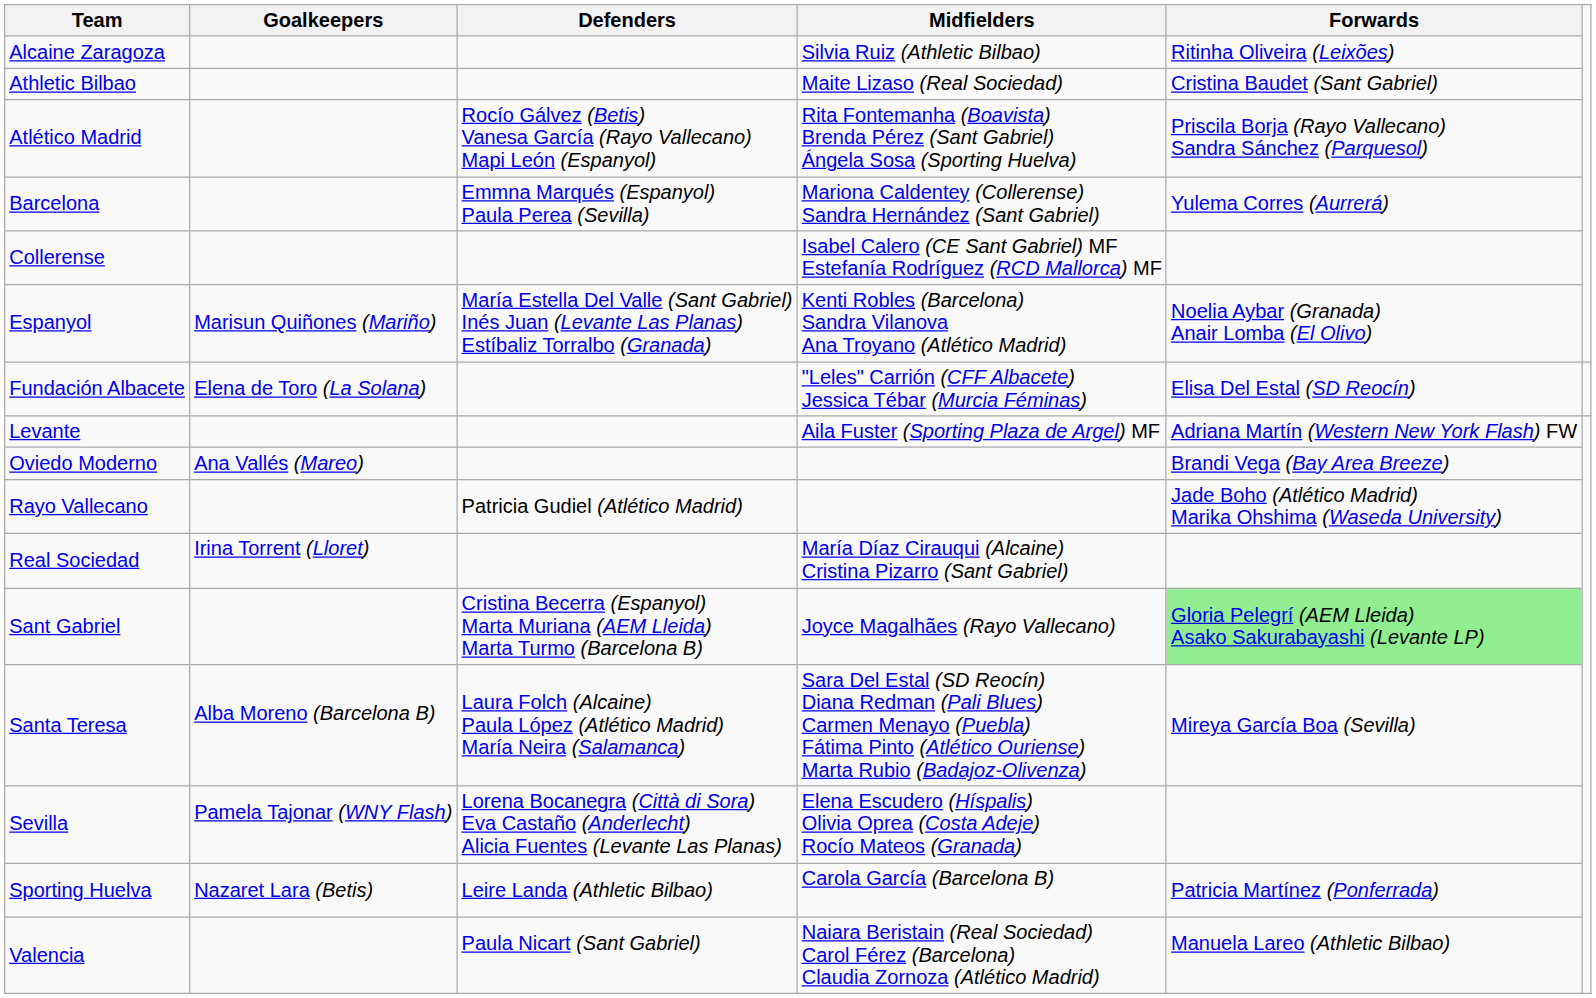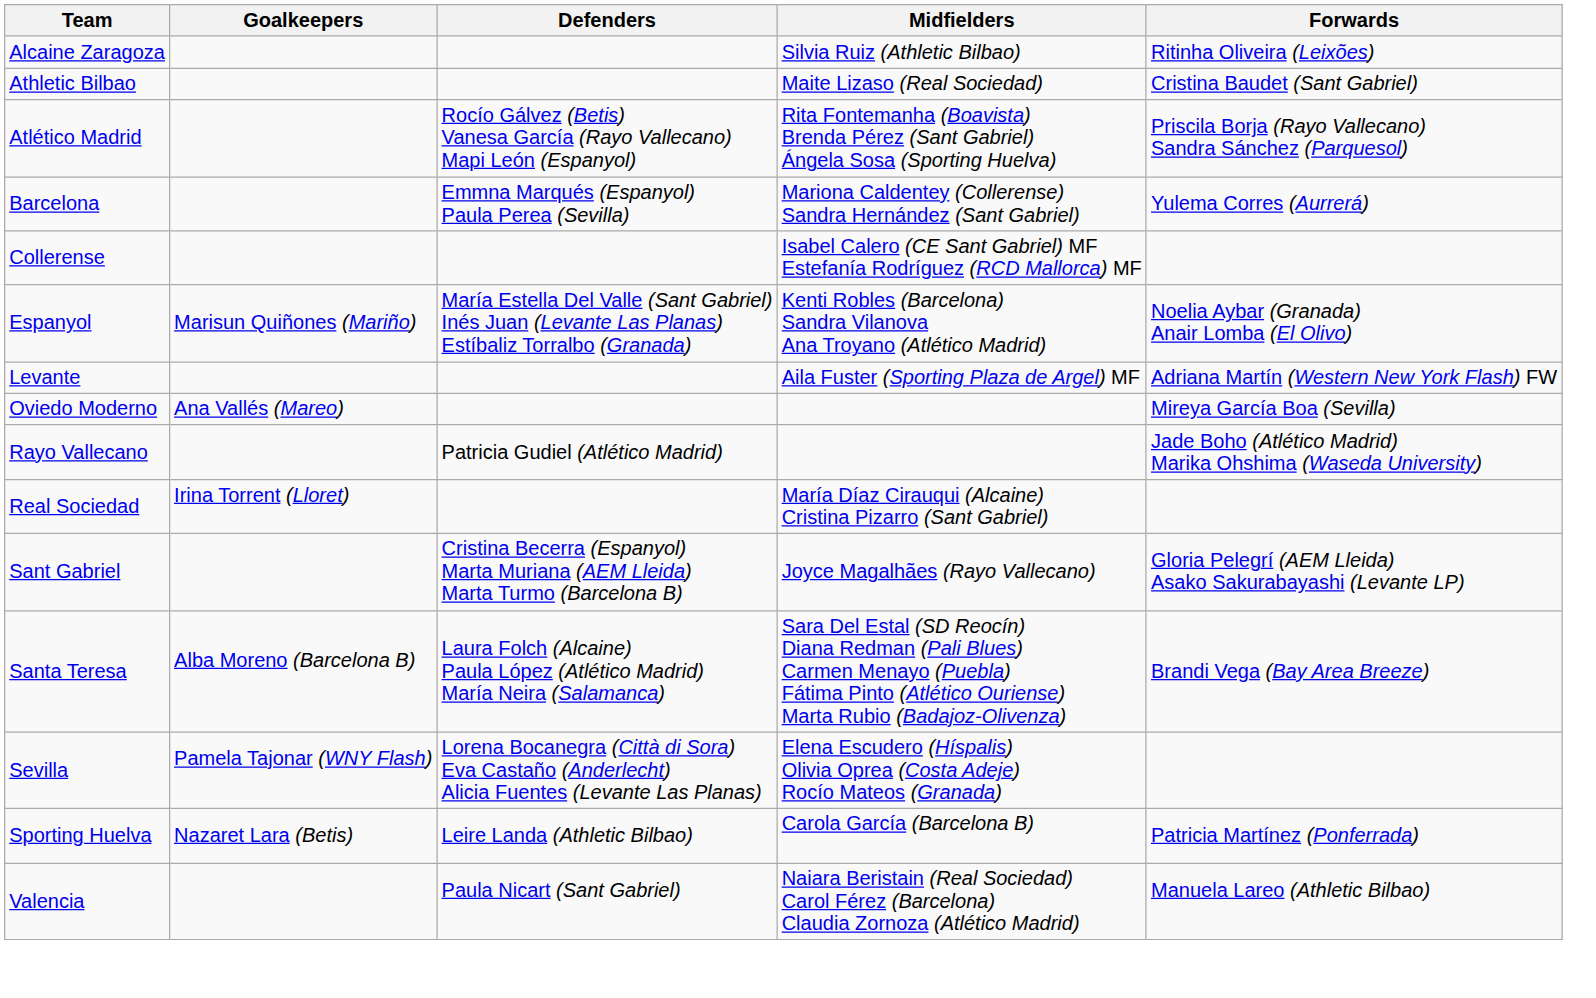- row: (97, 388)
(1310, 463) Brandi Vega (Bay Area Breeze) -> (1273, 409) Mireya García Boa (Sevilla)
(1328, 625) lightgreen background -> (1308, 571) no background
(1293, 725) Mireya García Boa (Sevilla) -> (1290, 670) Brandi Vega (Bay Area Breeze)
